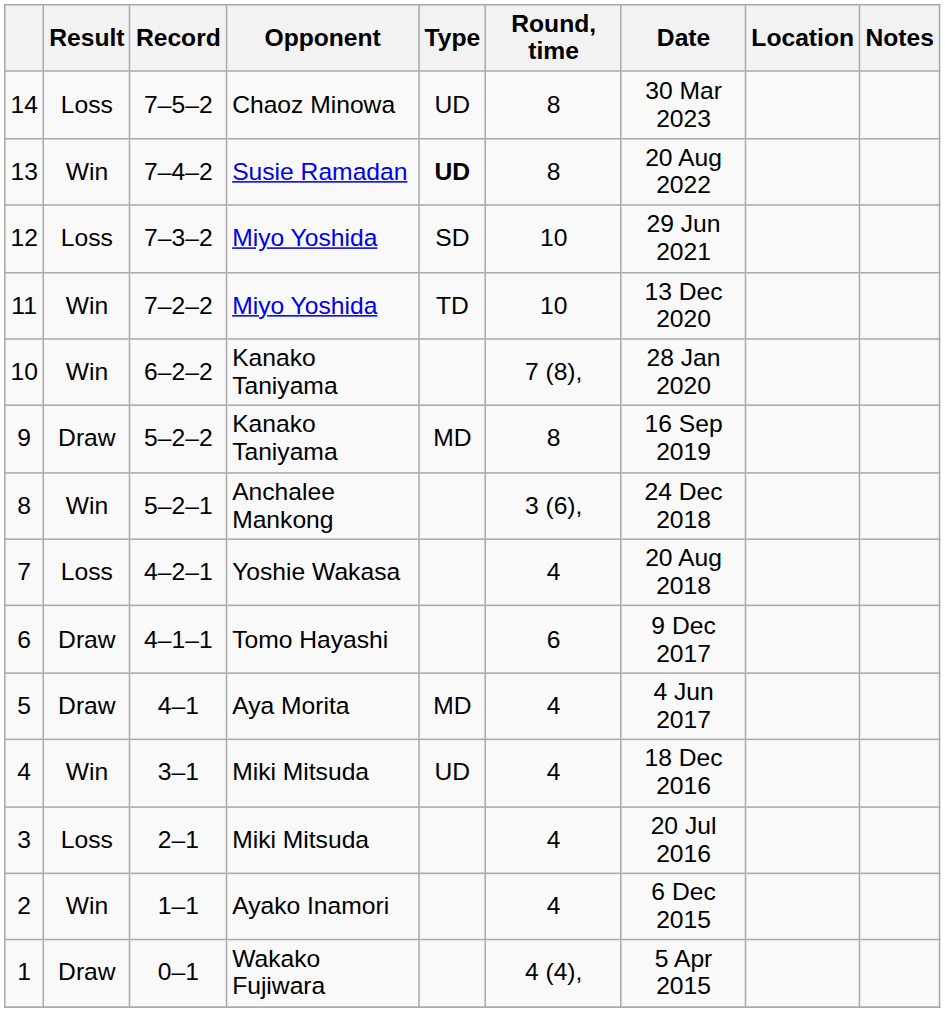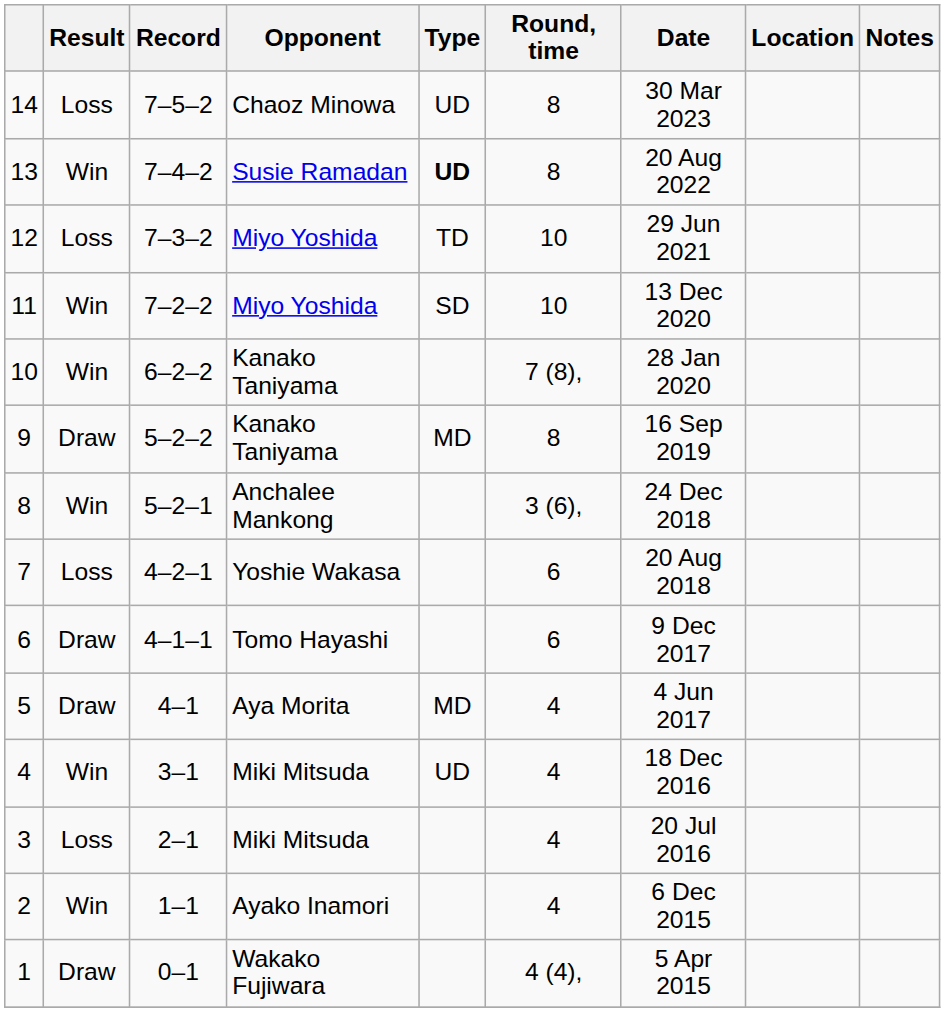(452, 238) SD -> (452, 238) TD
(452, 305) TD -> (452, 305) SD
(554, 572) 4 -> (554, 572) 6
